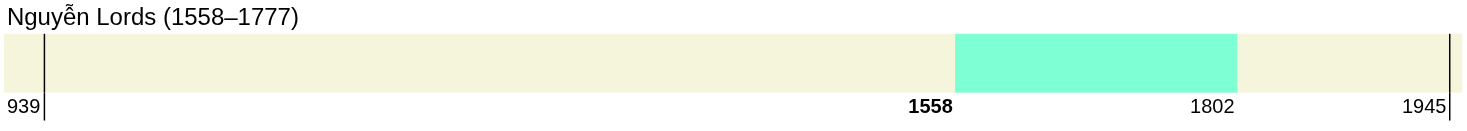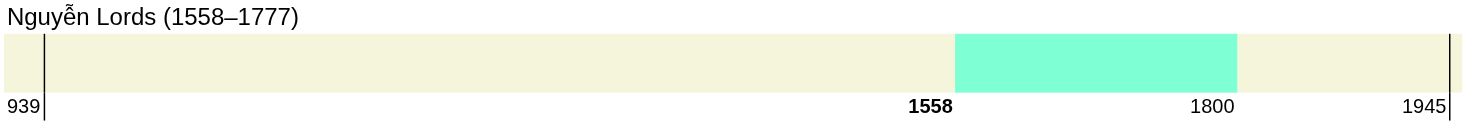(1212, 107) 1802 -> (1212, 107) 1800
